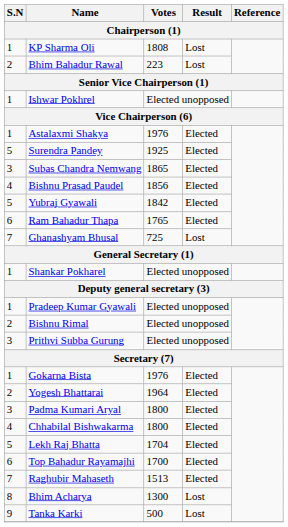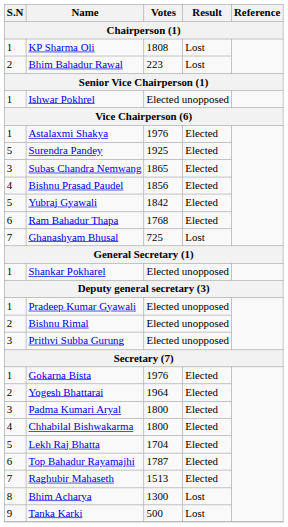(157, 220) 1765 -> (157, 220) 1768
(157, 461) 1700 -> (157, 461) 1787
